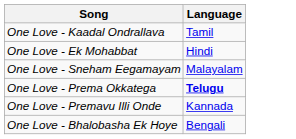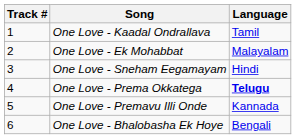+ column: (27, 14)
(199, 51) Hindi -> (260, 51) Malayalam
(214, 69) Malayalam -> (245, 69) Hindi
